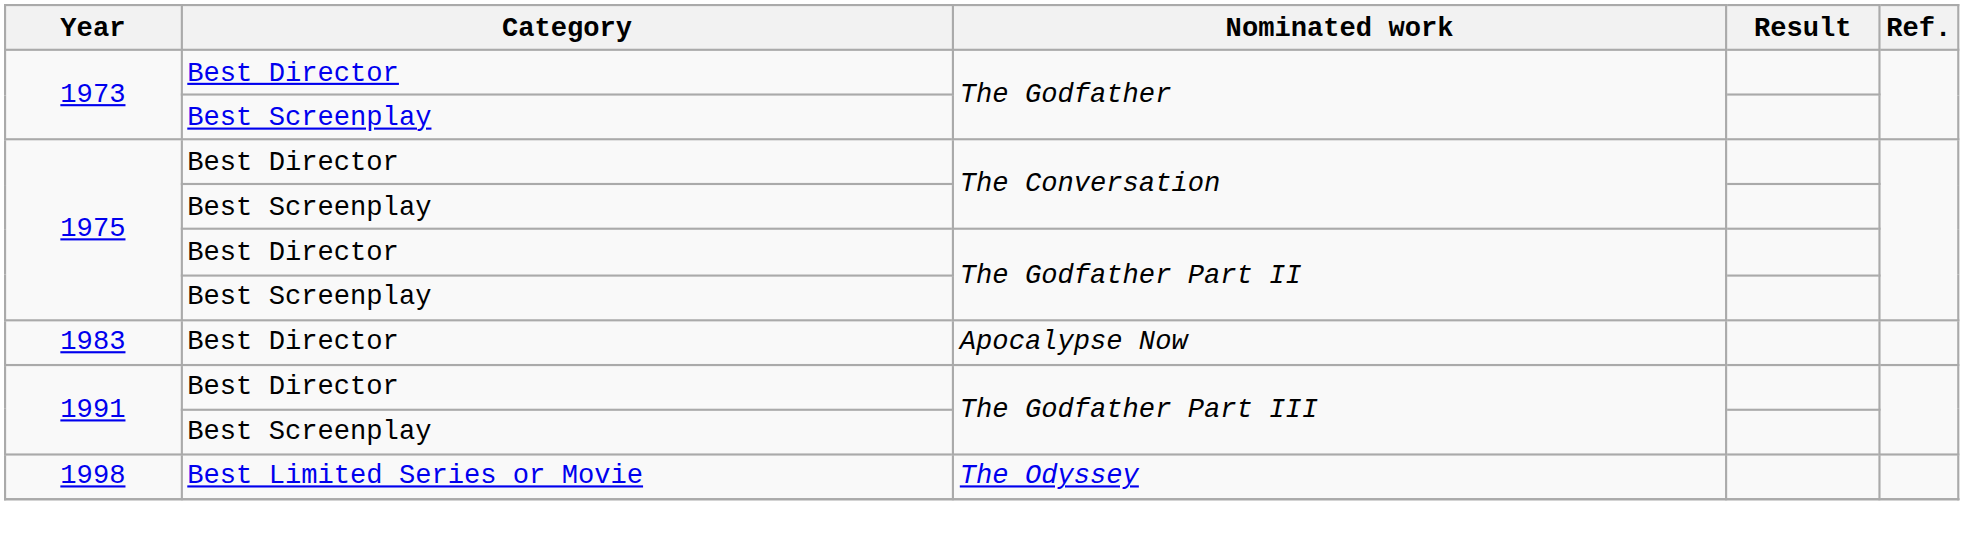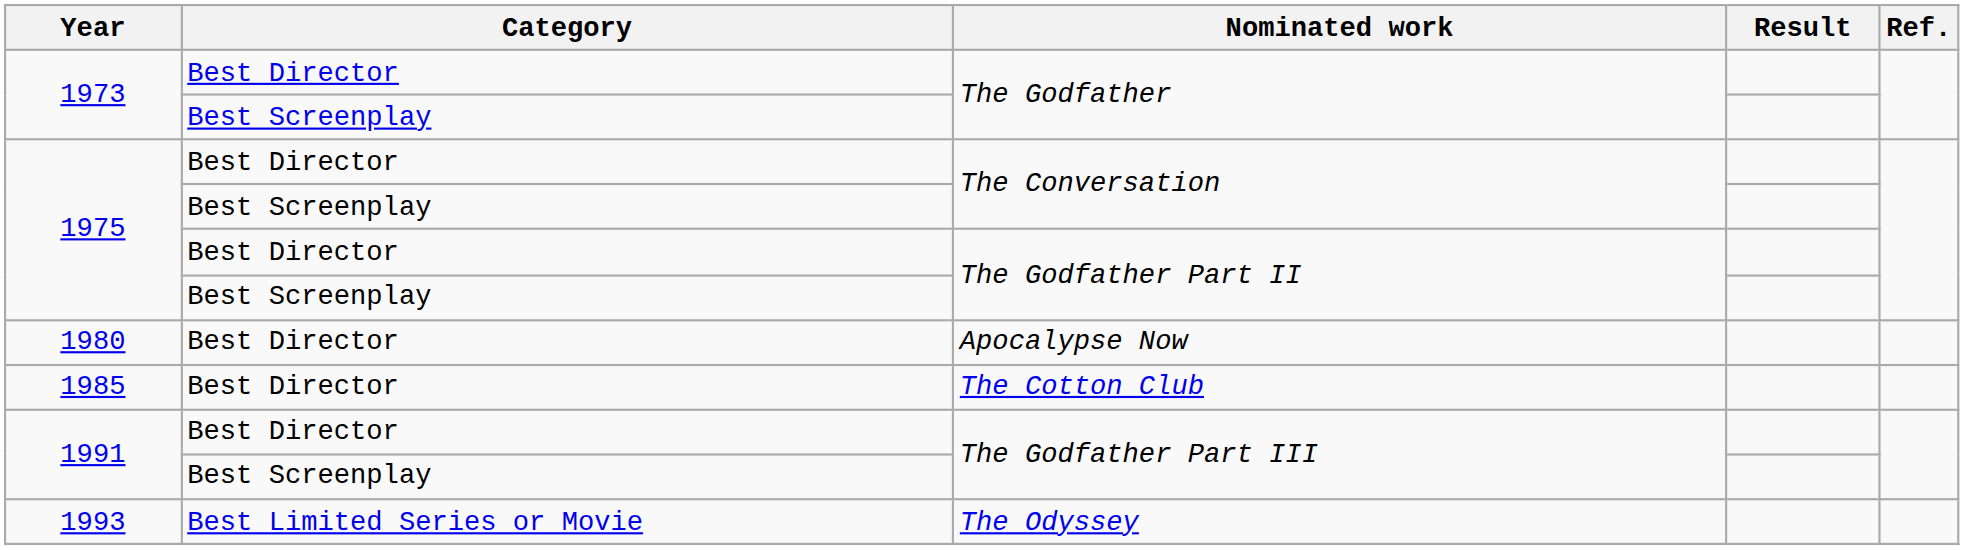(93, 342) 1983 -> (93, 342) 1980
+ row: (293, 387)
(93, 477) 1998 -> (93, 521) 1993
